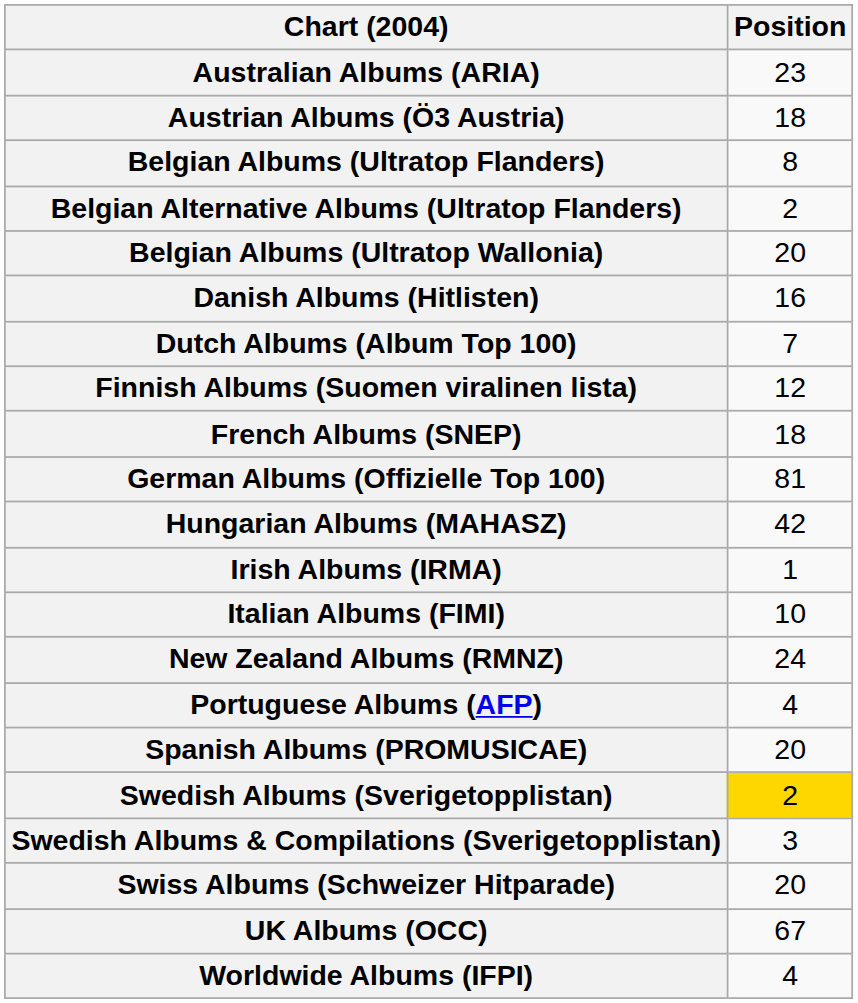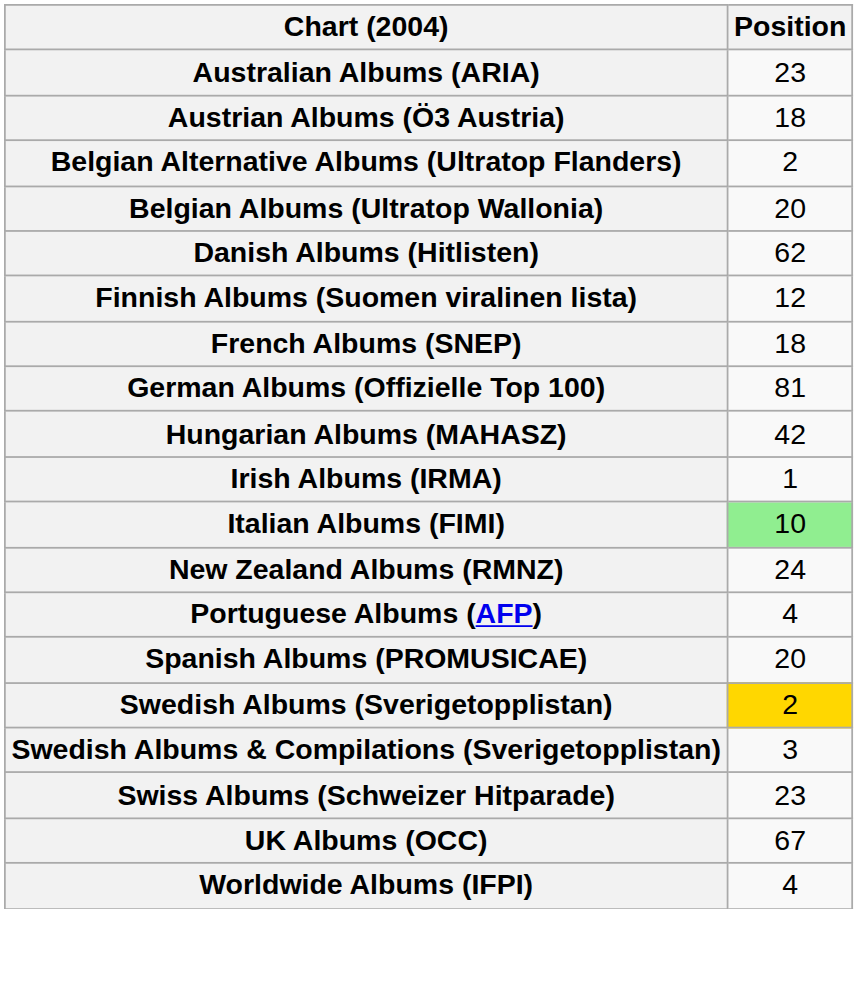- row: (366, 162)
(790, 298) 16 -> (790, 252) 62
- row: (366, 343)
(790, 614) no background -> (790, 523) lightgreen background
(790, 885) 20 -> (790, 794) 23
